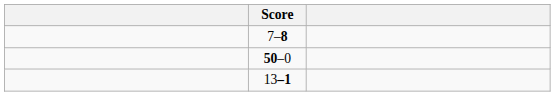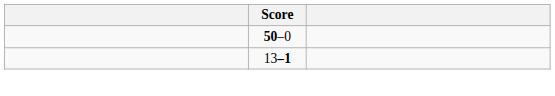- row: (277, 36)
